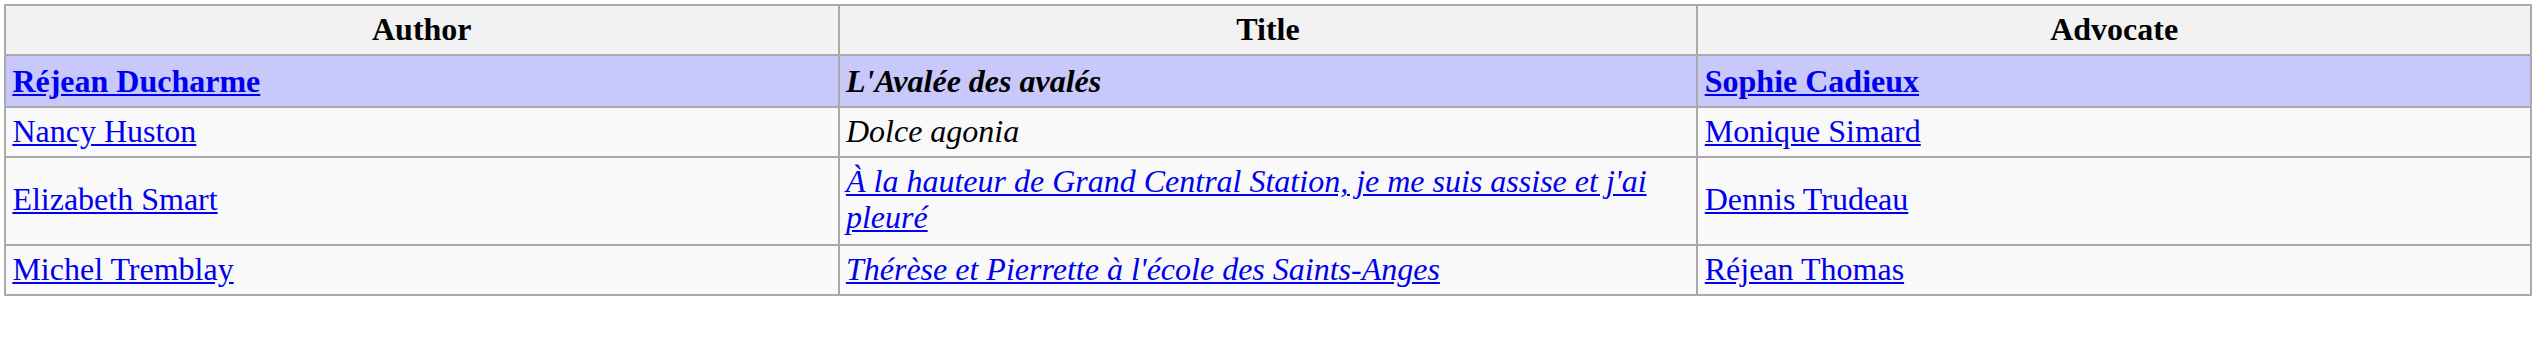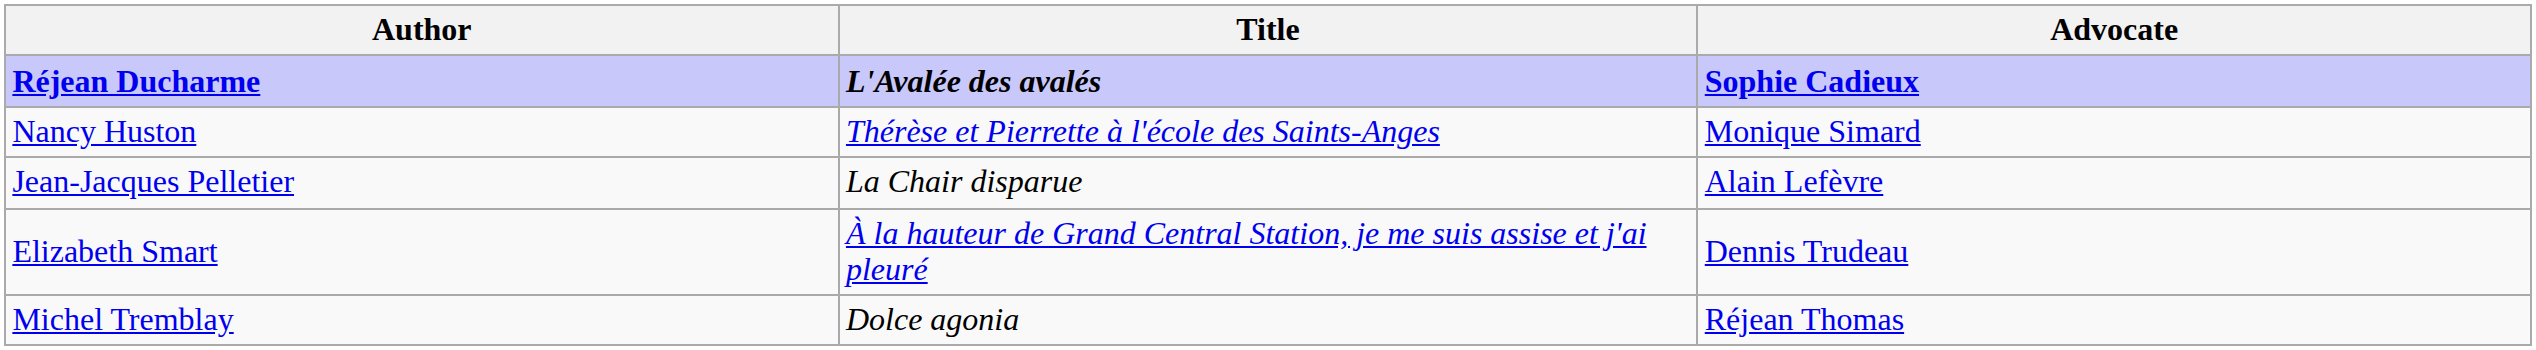(933, 131) Dolce agonia -> (1143, 131) Thérèse et Pierrette à l'école des Saints-Anges
+ row: (153, 182)
(1143, 268) Thérèse et Pierrette à l'école des Saints-Anges -> (933, 319) Dolce agonia
